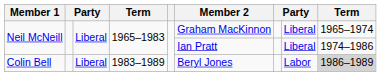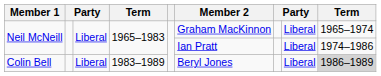(297, 63) Labor -> (300, 63) Liberal
